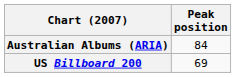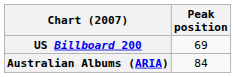rows swapped: (88, 45) <-> (88, 63)
